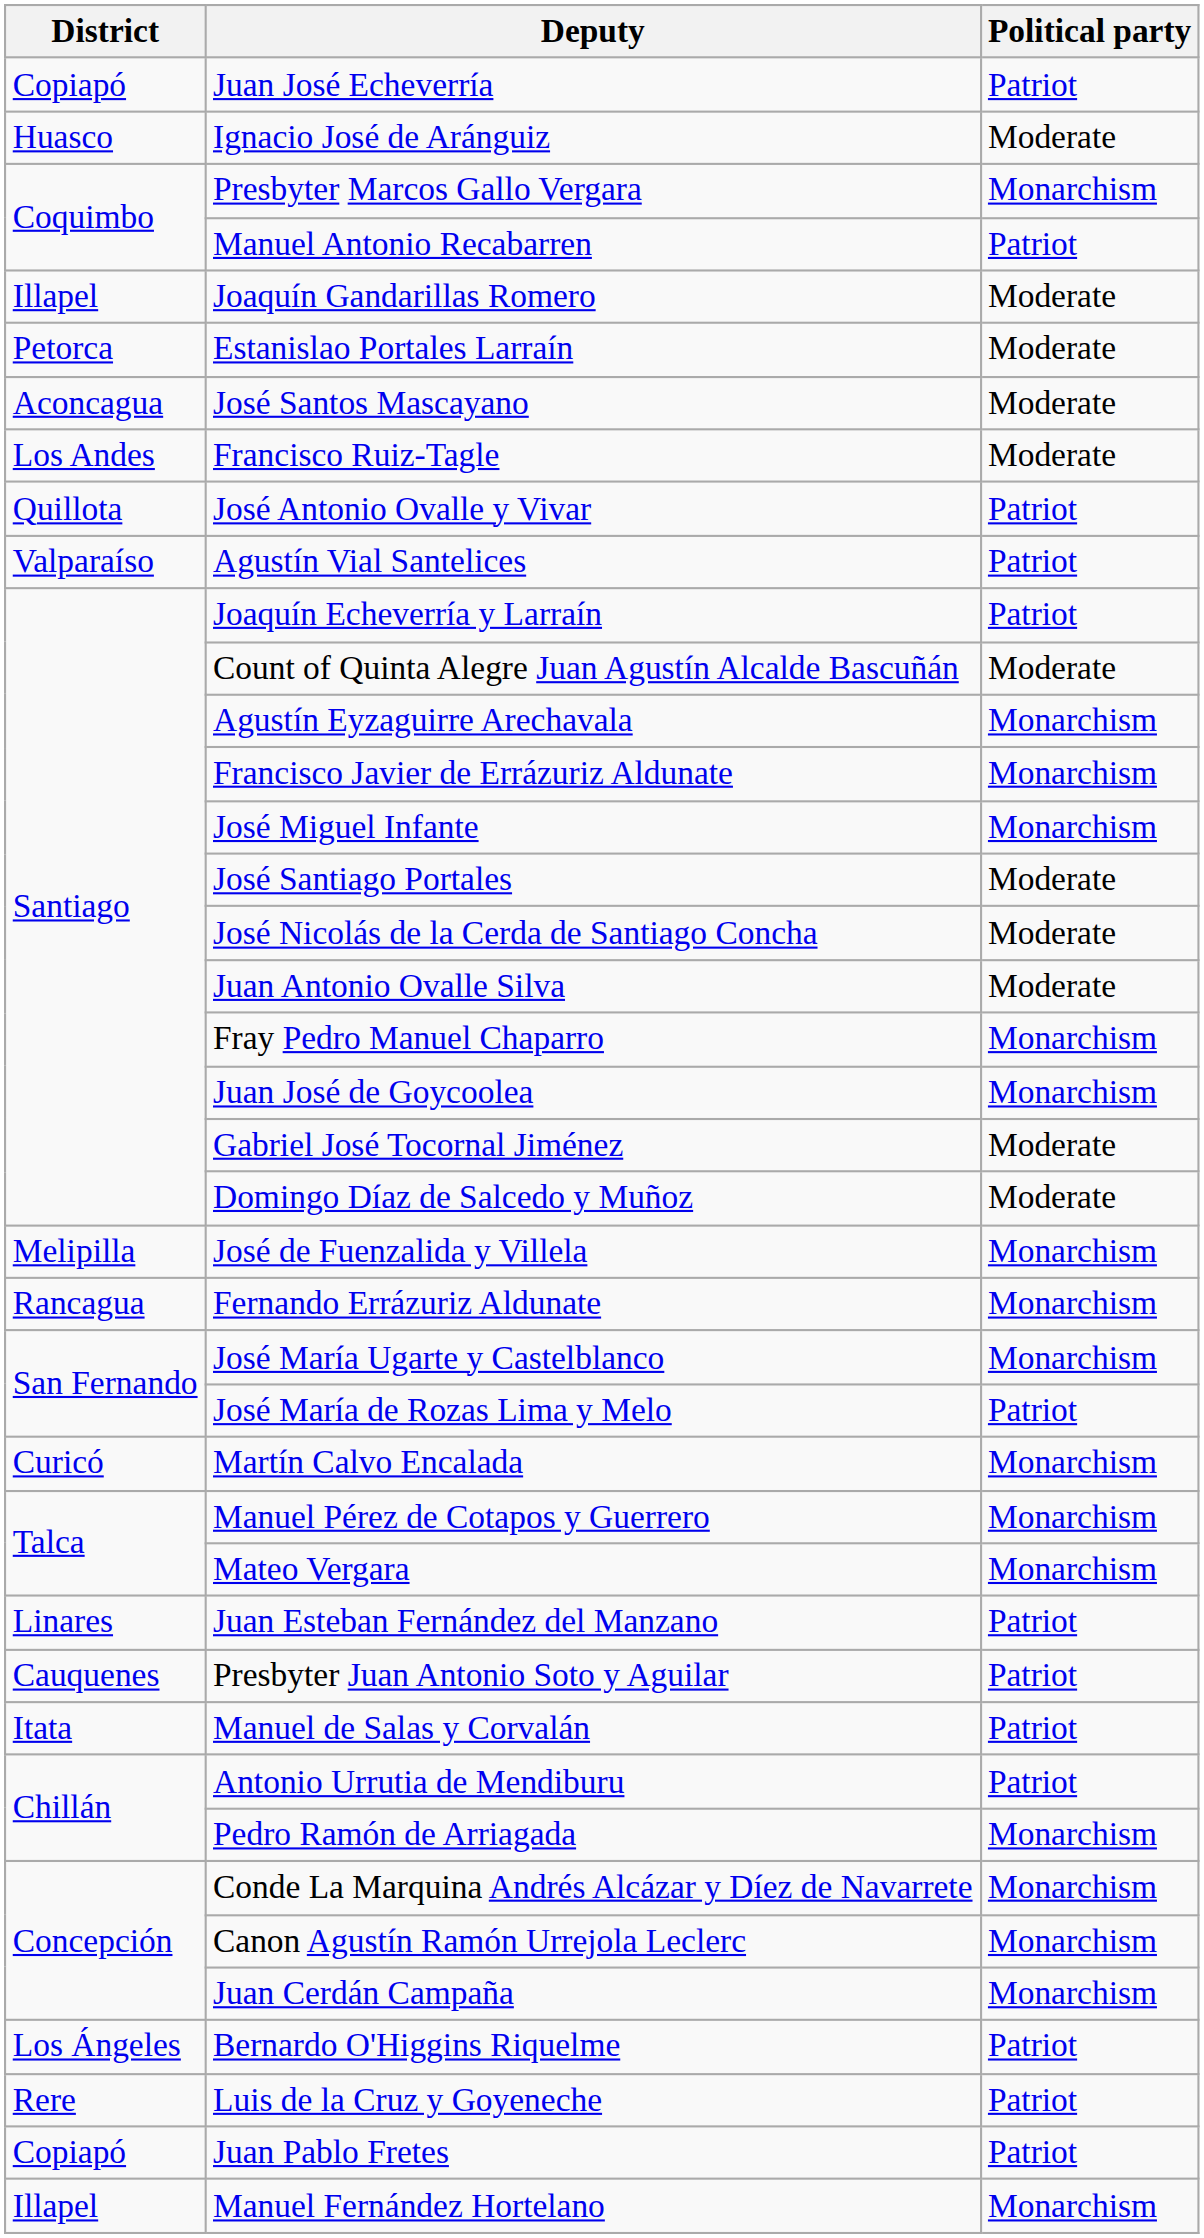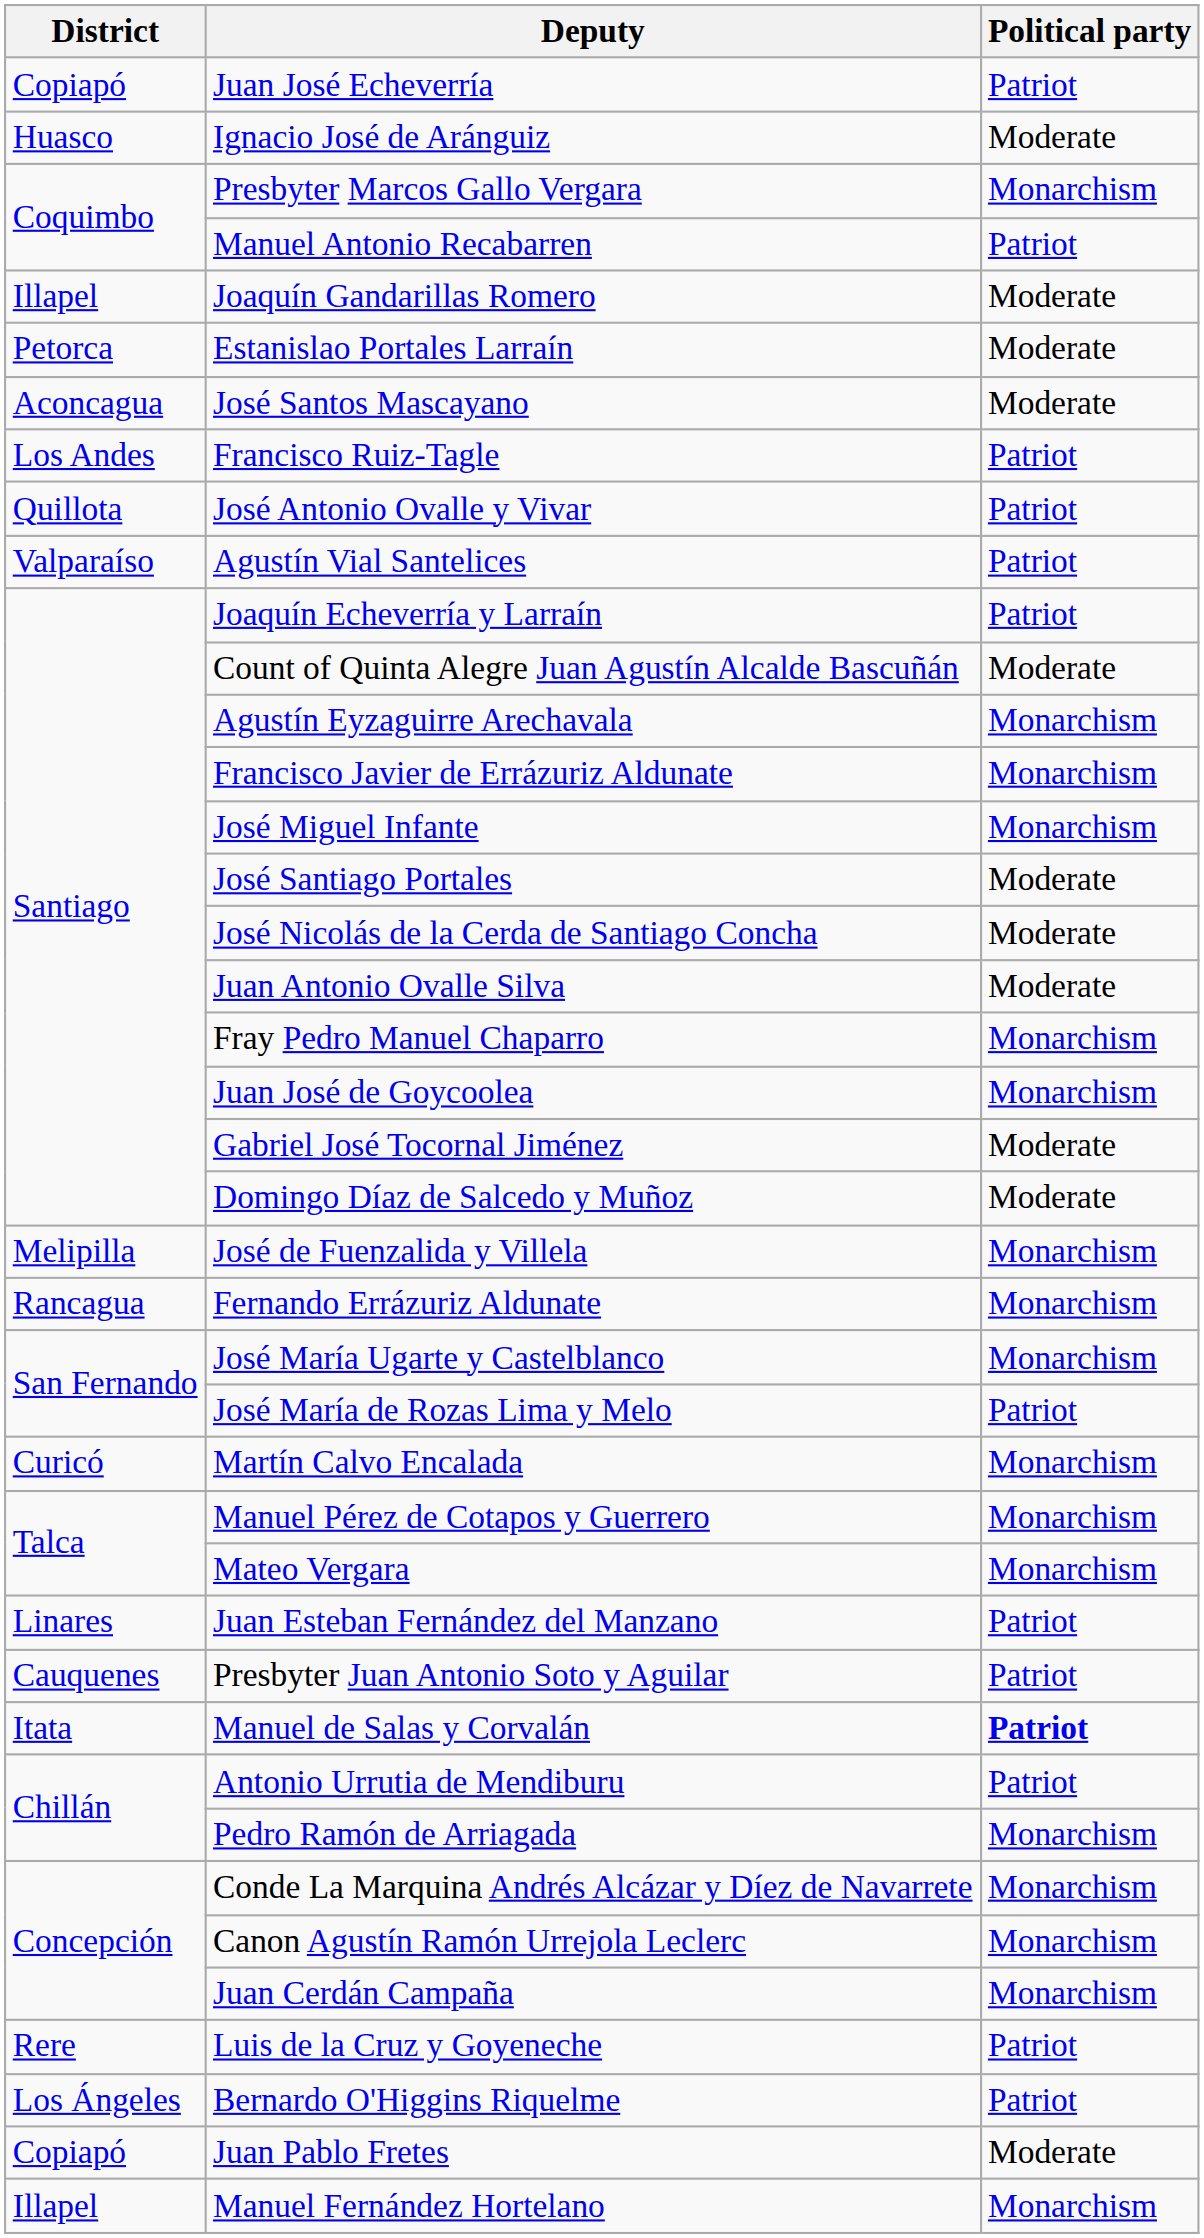(1052, 455) Moderate -> (1033, 455) Patriot
(1033, 1728) normal -> (1038, 1728) bold
rows swapped: (408, 2099) <-> (417, 2046)
(1033, 2152) Patriot -> (1052, 2152) Moderate
